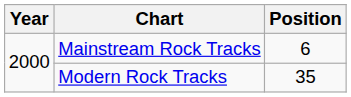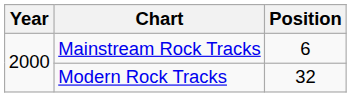(305, 77) 35 -> (305, 77) 32
